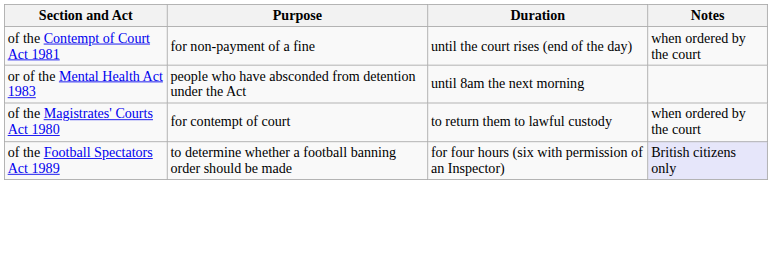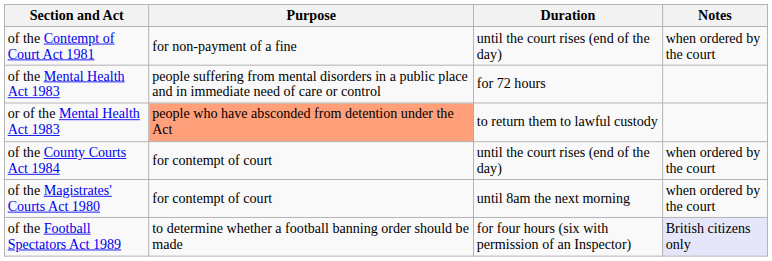+ row: (66, 84)
(293, 84) no background -> (303, 122) lightsalmon background
(508, 84) until 8am the next morning -> (567, 122) to return them to lawful custody
+ row: (67, 160)
(521, 122) to return them to lawful custody -> (553, 198) until 8am the next morning
